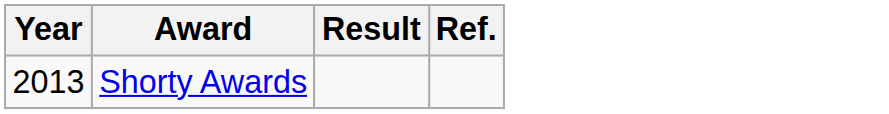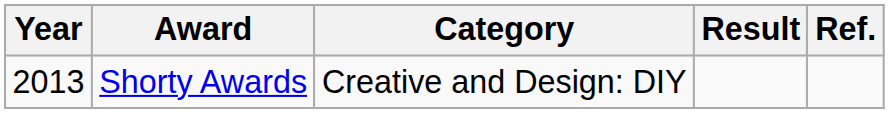+ column: (504, 30)
